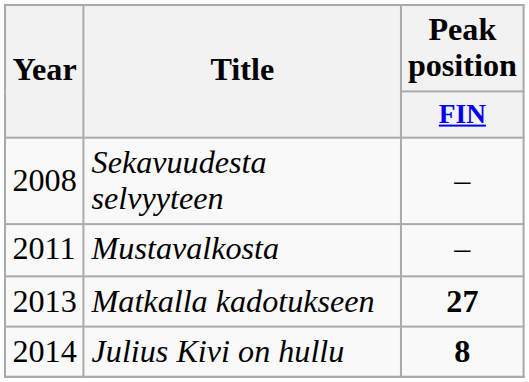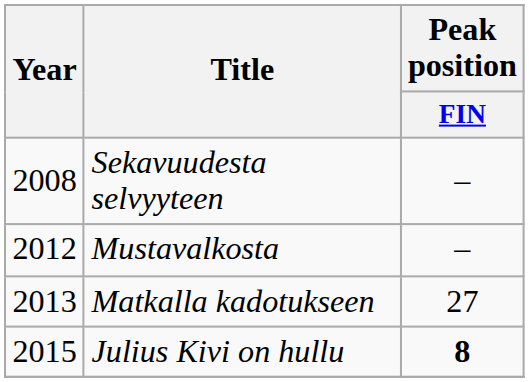(44, 249) 2011 -> (45, 249) 2012
(462, 300) bold -> (462, 300) normal
(45, 351) 2014 -> (45, 351) 2015
